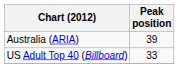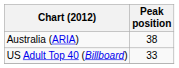(152, 39) 39 -> (152, 39) 38
